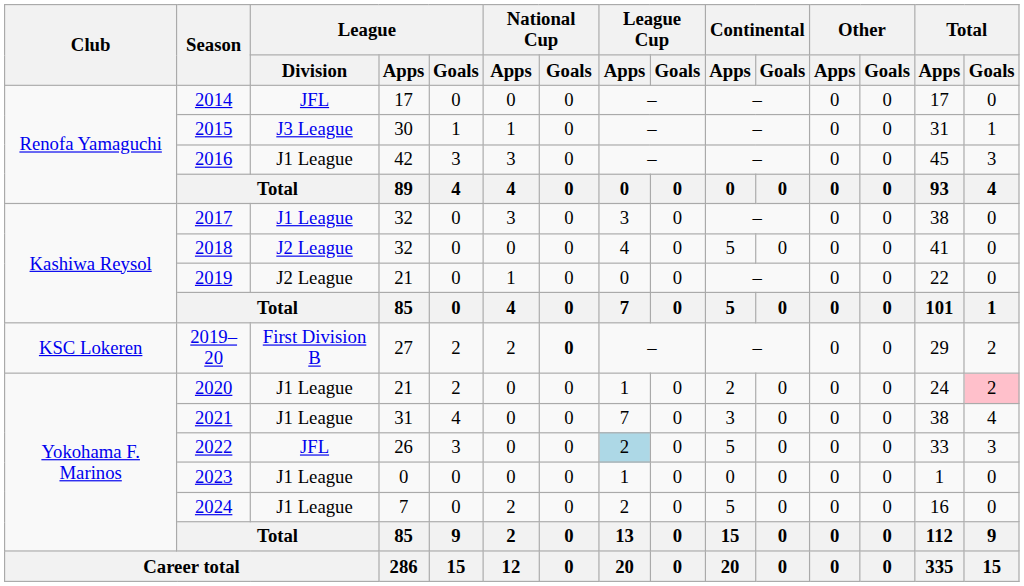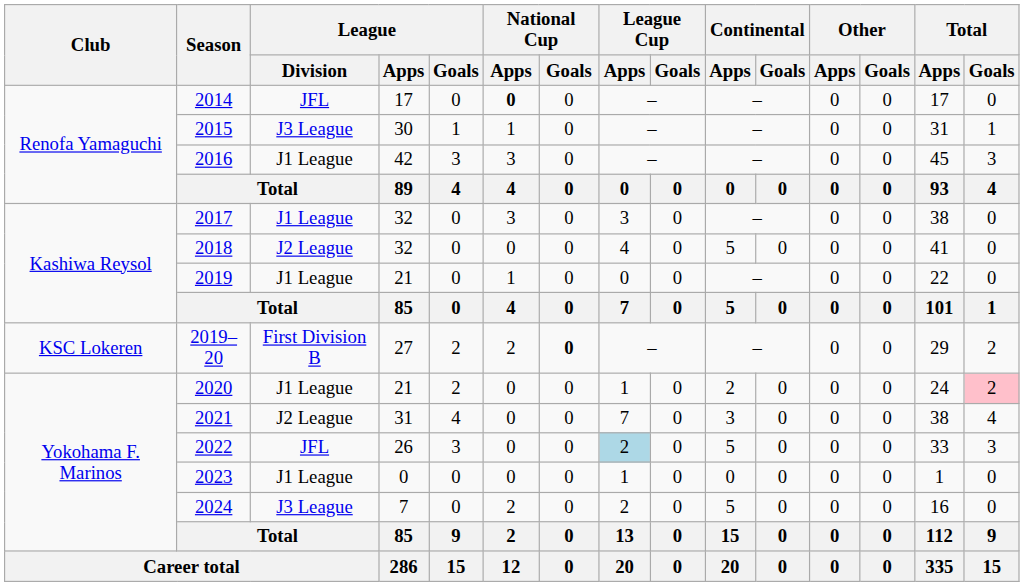(511, 99) normal -> (511, 99) bold
(315, 277) J2 League -> (315, 277) J1 League
(315, 417) J1 League -> (315, 417) J2 League
(315, 506) J1 League -> (315, 506) J3 League
